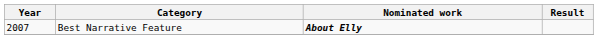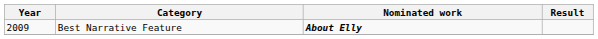(18, 27) 2007 -> (18, 27) 2009
